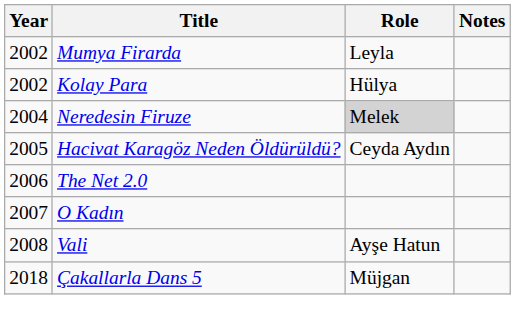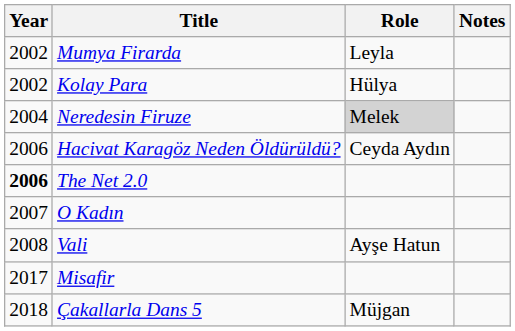(29, 149) 2005 -> (29, 149) 2006
(29, 181) normal -> (29, 181) bold
+ row: (86, 277)
